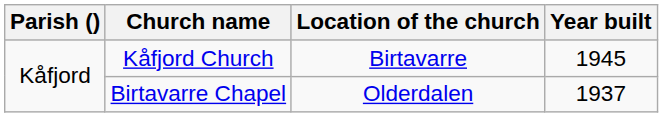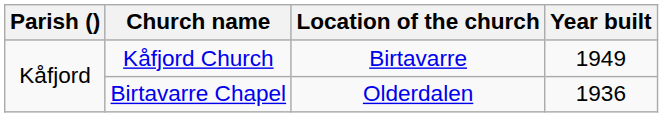(601, 58) 1945 -> (601, 58) 1949
(601, 93) 1937 -> (601, 93) 1936
